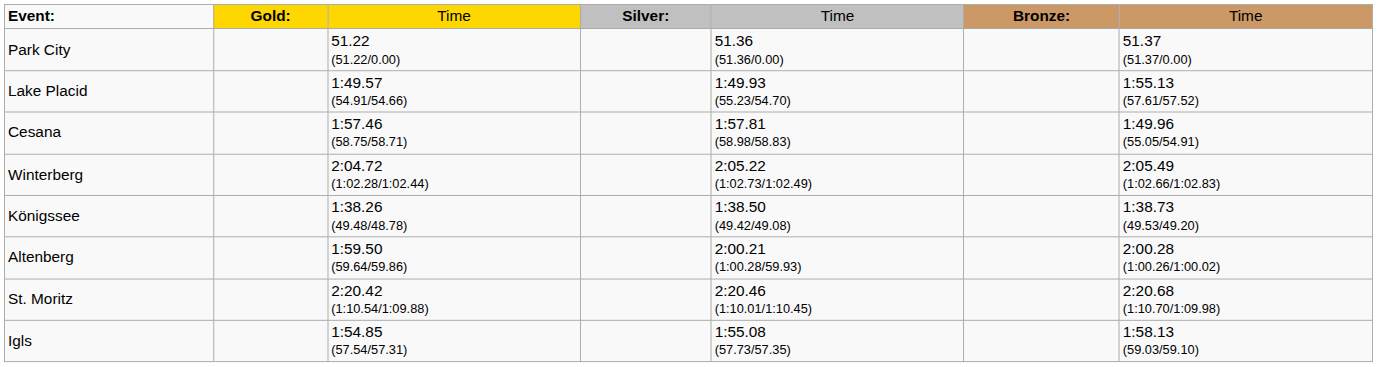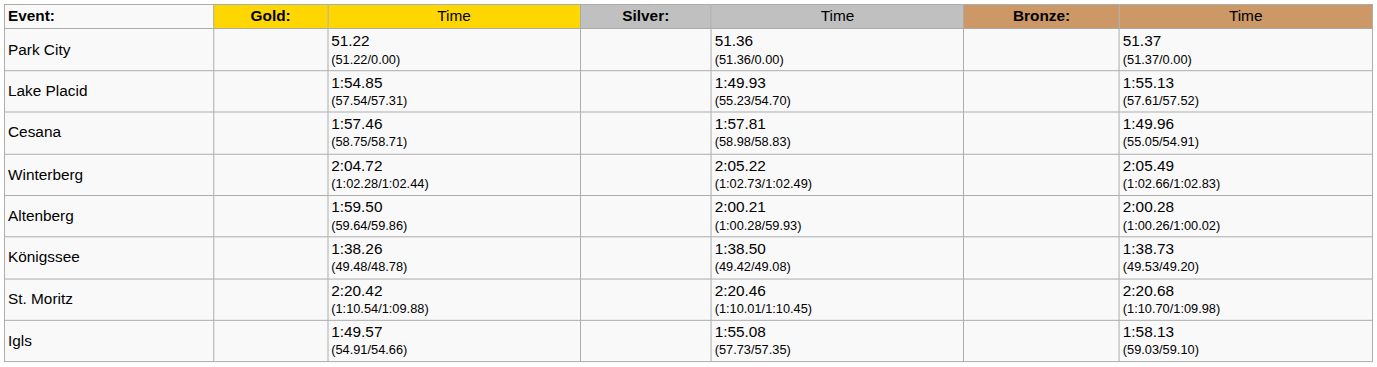(369, 91) 1:49.57 (54.91/54.66) -> (369, 91) 1:54.85 (57.54/57.31)
rows swapped: (41, 257) <-> (44, 216)
(369, 341) 1:54.85 (57.54/57.31) -> (369, 341) 1:49.57 (54.91/54.66)
